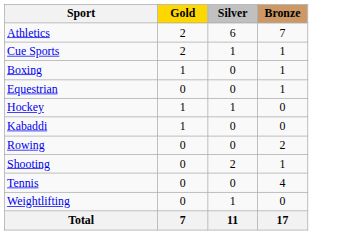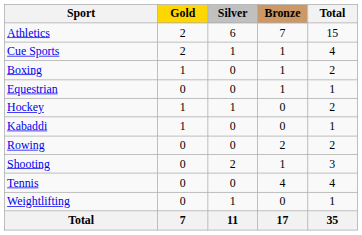+ column: (332, 13)
